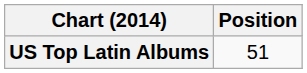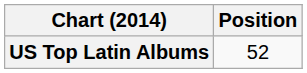(258, 52) 51 -> (258, 52) 52
